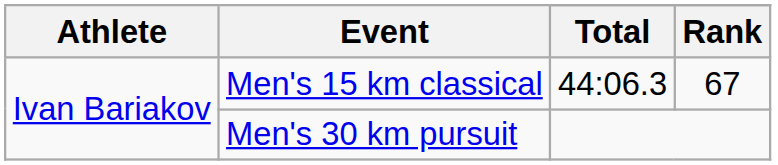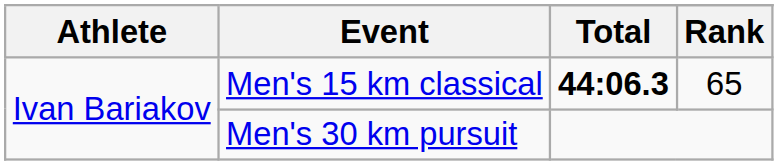(613, 83) normal -> (613, 83) bold
(722, 83) 67 -> (724, 83) 65
